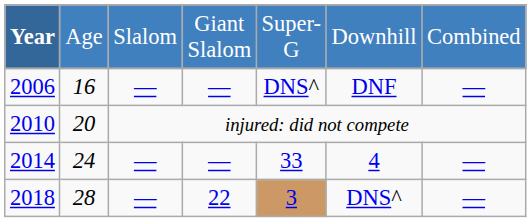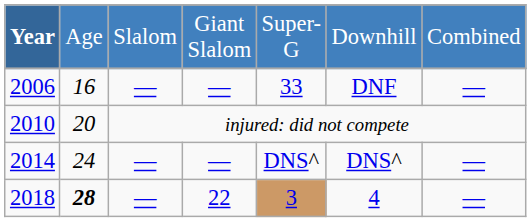(291, 86) DNS^ -> (291, 86) 33
(291, 161) 33 -> (291, 161) DNS^
(374, 161) 4 -> (374, 161) DNS^
(84, 198) normal -> (84, 198) bold
(374, 198) DNS^ -> (374, 198) 4
